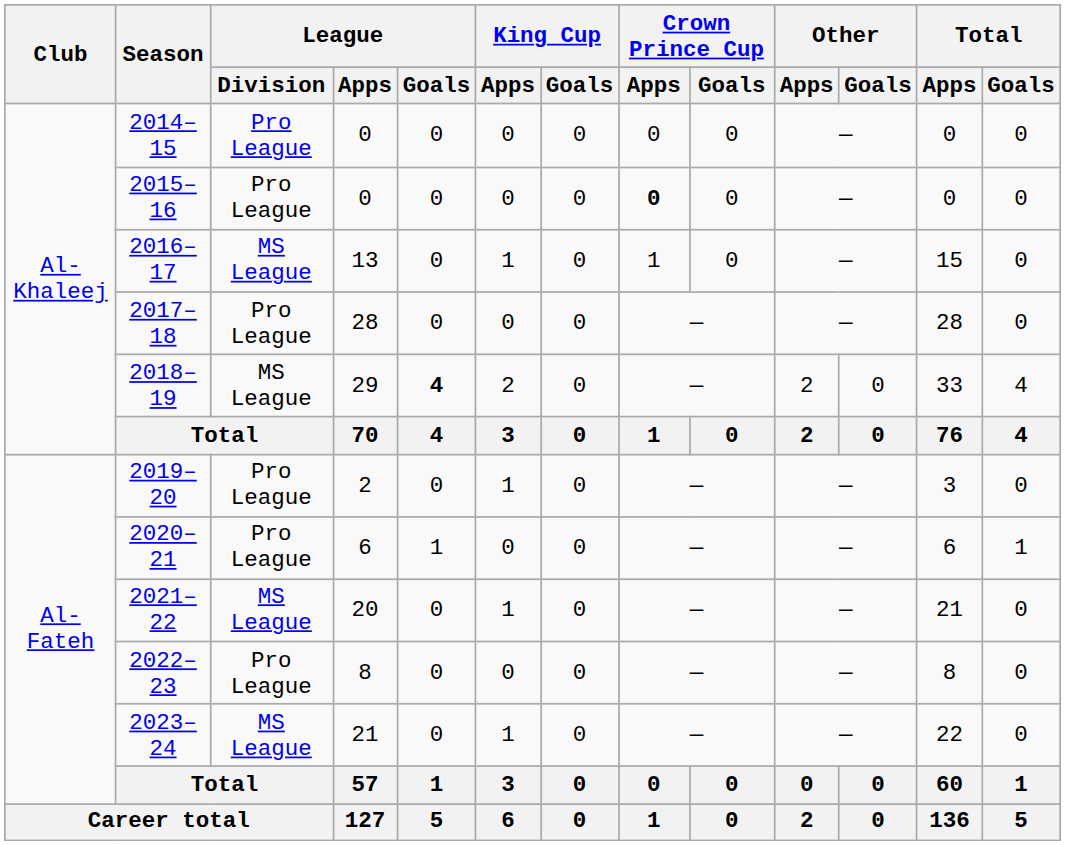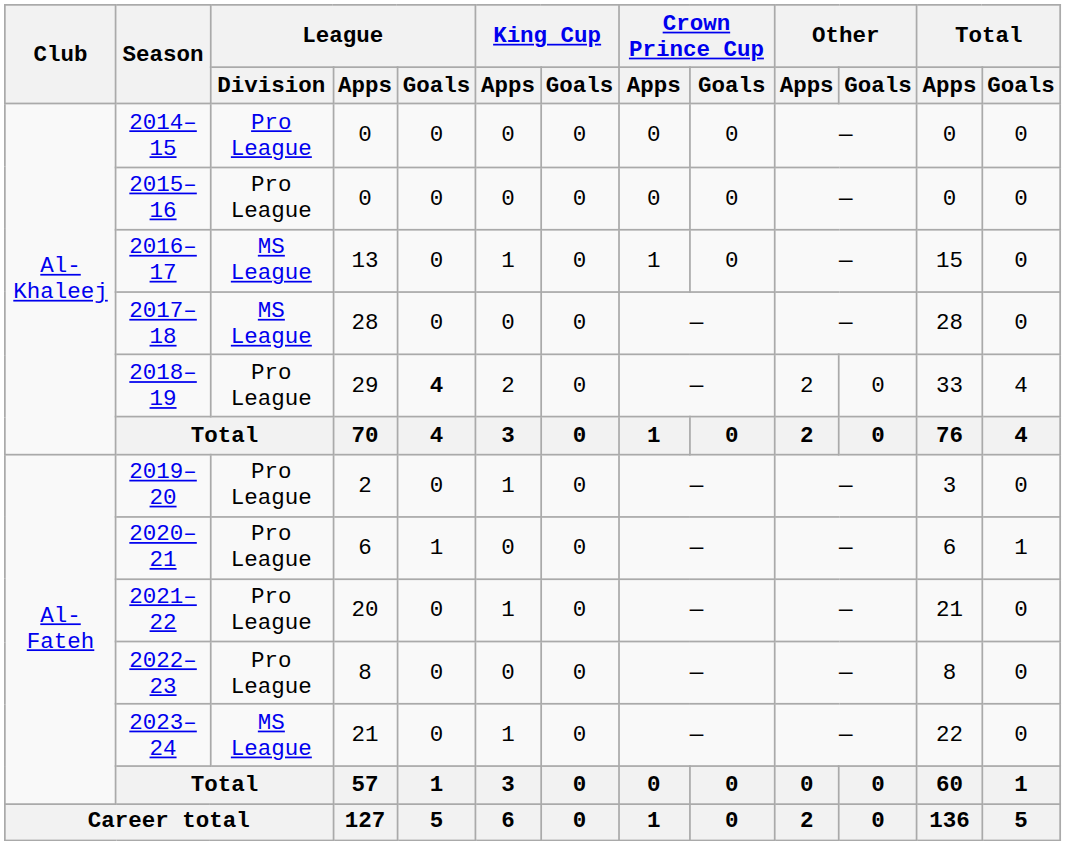(654, 198) bold -> (654, 198) normal
(271, 323) Pro League -> (271, 323) MS League
(271, 386) MS League -> (271, 386) Pro League
(271, 610) MS League -> (271, 610) Pro League
